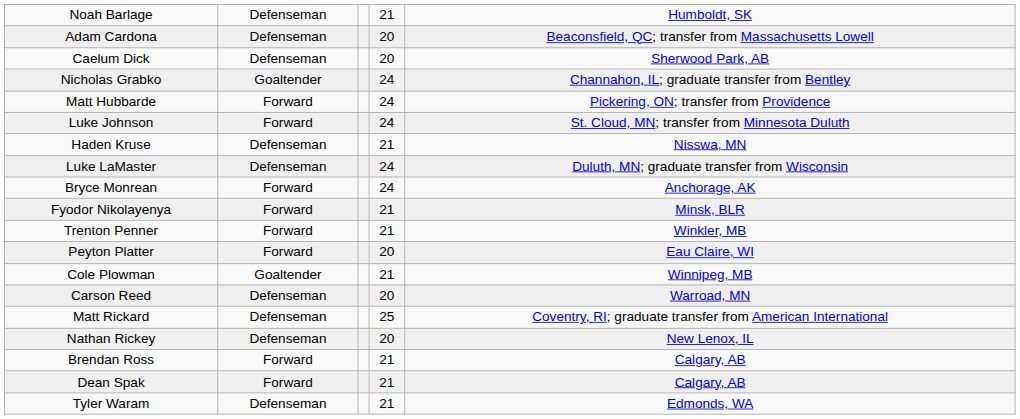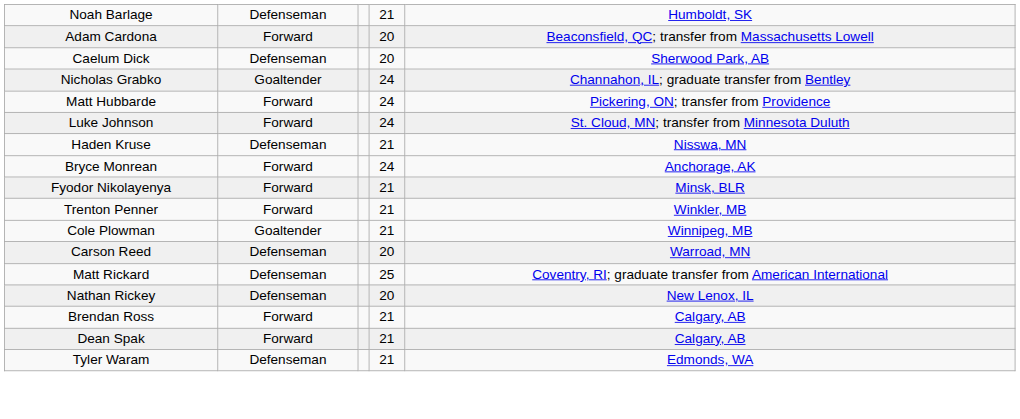(288, 36) Defenseman -> (288, 36) Forward
- row: (111, 166)
- row: (111, 252)
